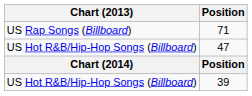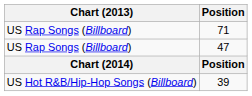(102, 47) US Hot R&B/Hip-Hop Songs (Billboard) -> (69, 47) US Rap Songs (Billboard)
